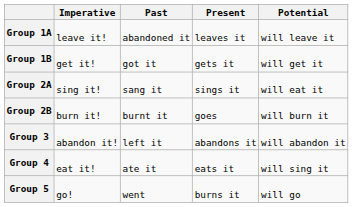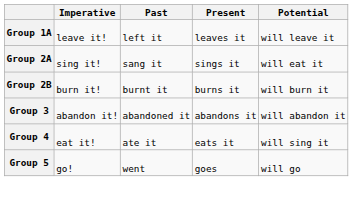(156, 38) abandoned it -> (142, 38) left it
- row: (29, 59)
(206, 116) goes -> (217, 90) burns it
(142, 142) left it -> (156, 116) abandoned it
(217, 194) burns it -> (206, 168) goes
